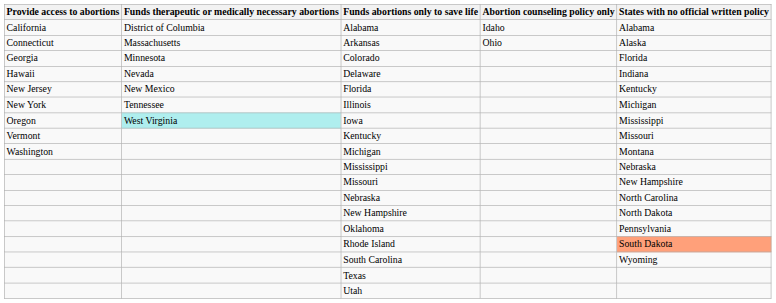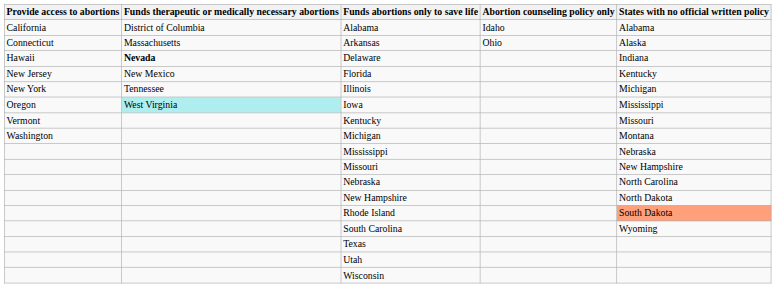- row: (361, 58)
(139, 74) normal -> (140, 58) bold
- row: (364, 228)
+ row: (364, 275)
